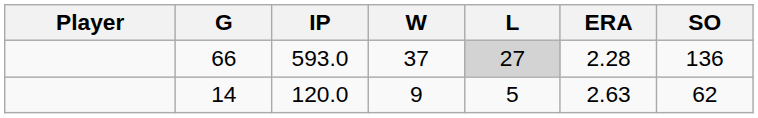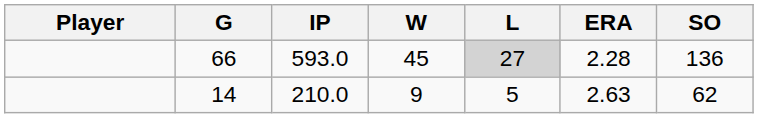(416, 58) 37 -> (416, 58) 45
(320, 94) 120.0 -> (320, 94) 210.0
